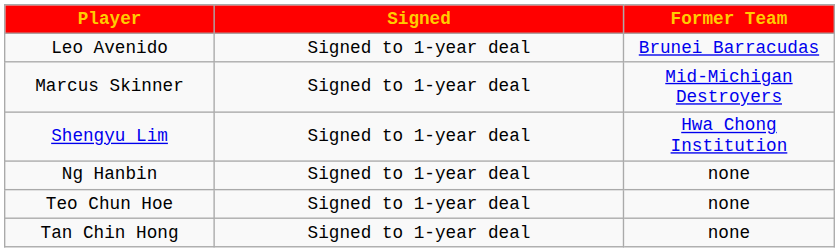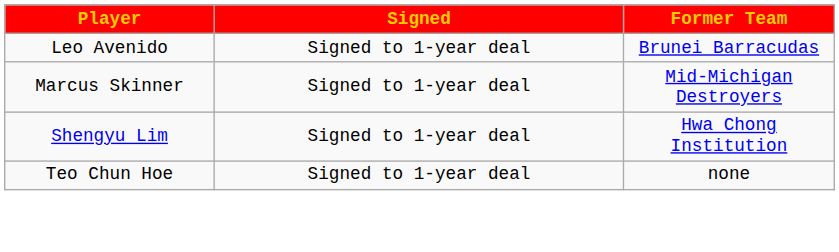- row: (110, 175)
- row: (110, 233)
